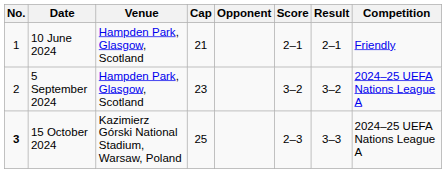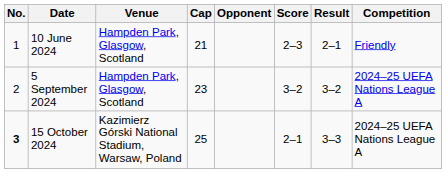(293, 44) 2–1 -> (293, 44) 2–3
(293, 139) 2–3 -> (293, 139) 2–1
